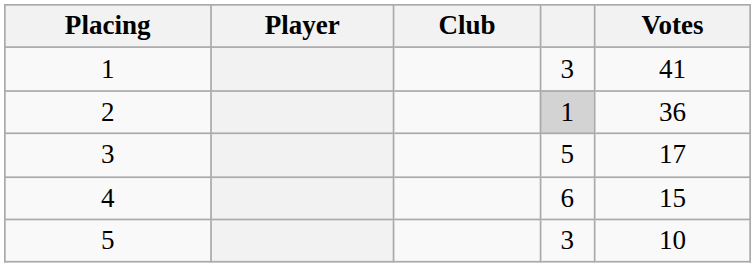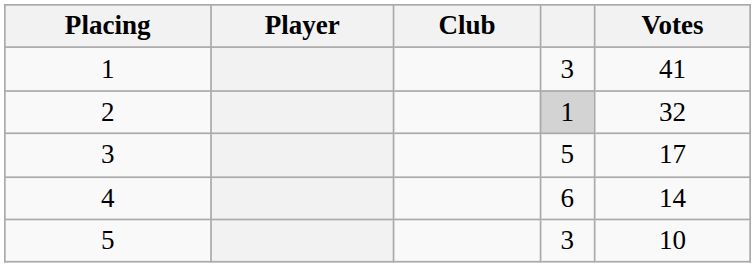(673, 111) 36 -> (673, 111) 32
(673, 197) 15 -> (673, 197) 14
